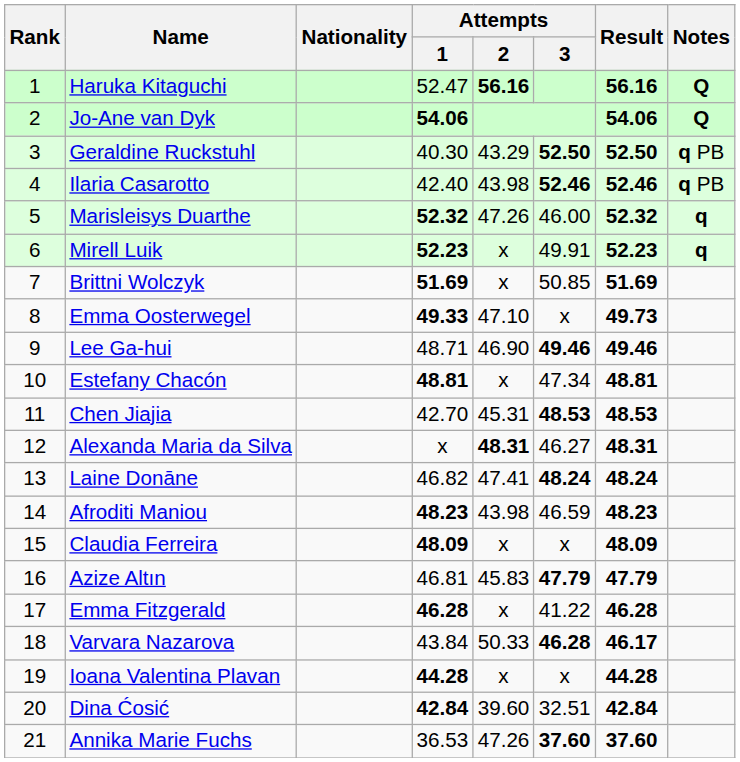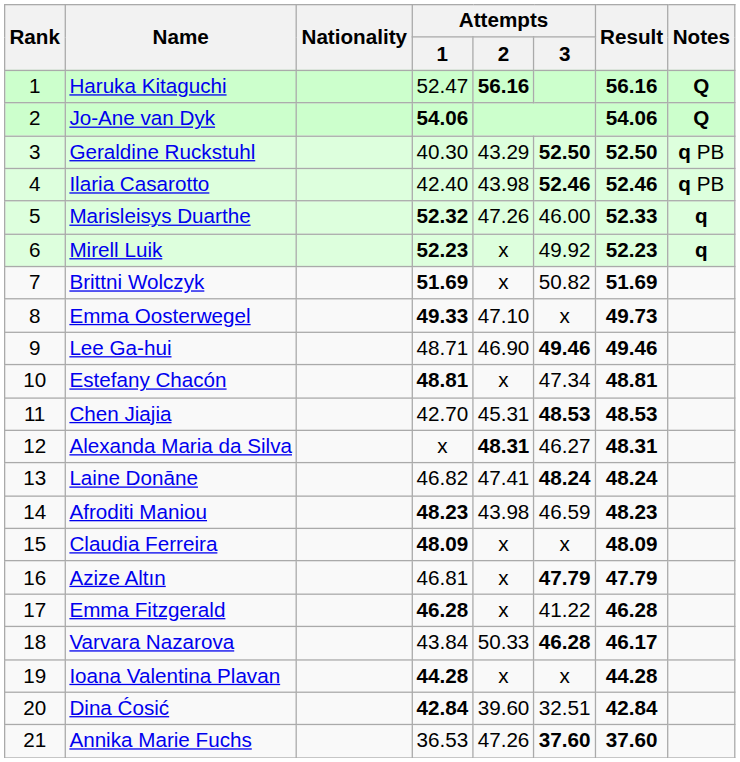(632, 217) 52.32 -> (632, 217) 52.33
(565, 250) 49.91 -> (565, 250) 49.92
(565, 282) 50.85 -> (565, 282) 50.82
(504, 577) 45.83 -> (504, 577) x
